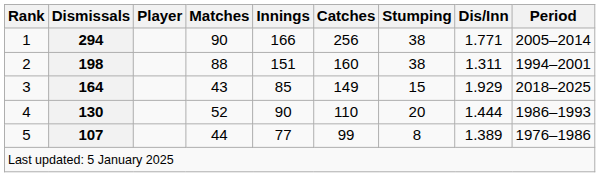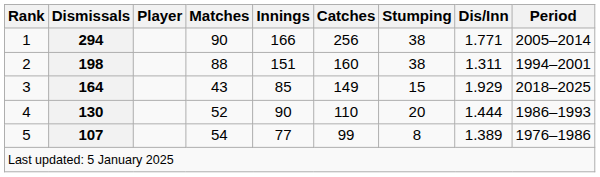(219, 135) 44 -> (219, 135) 54
